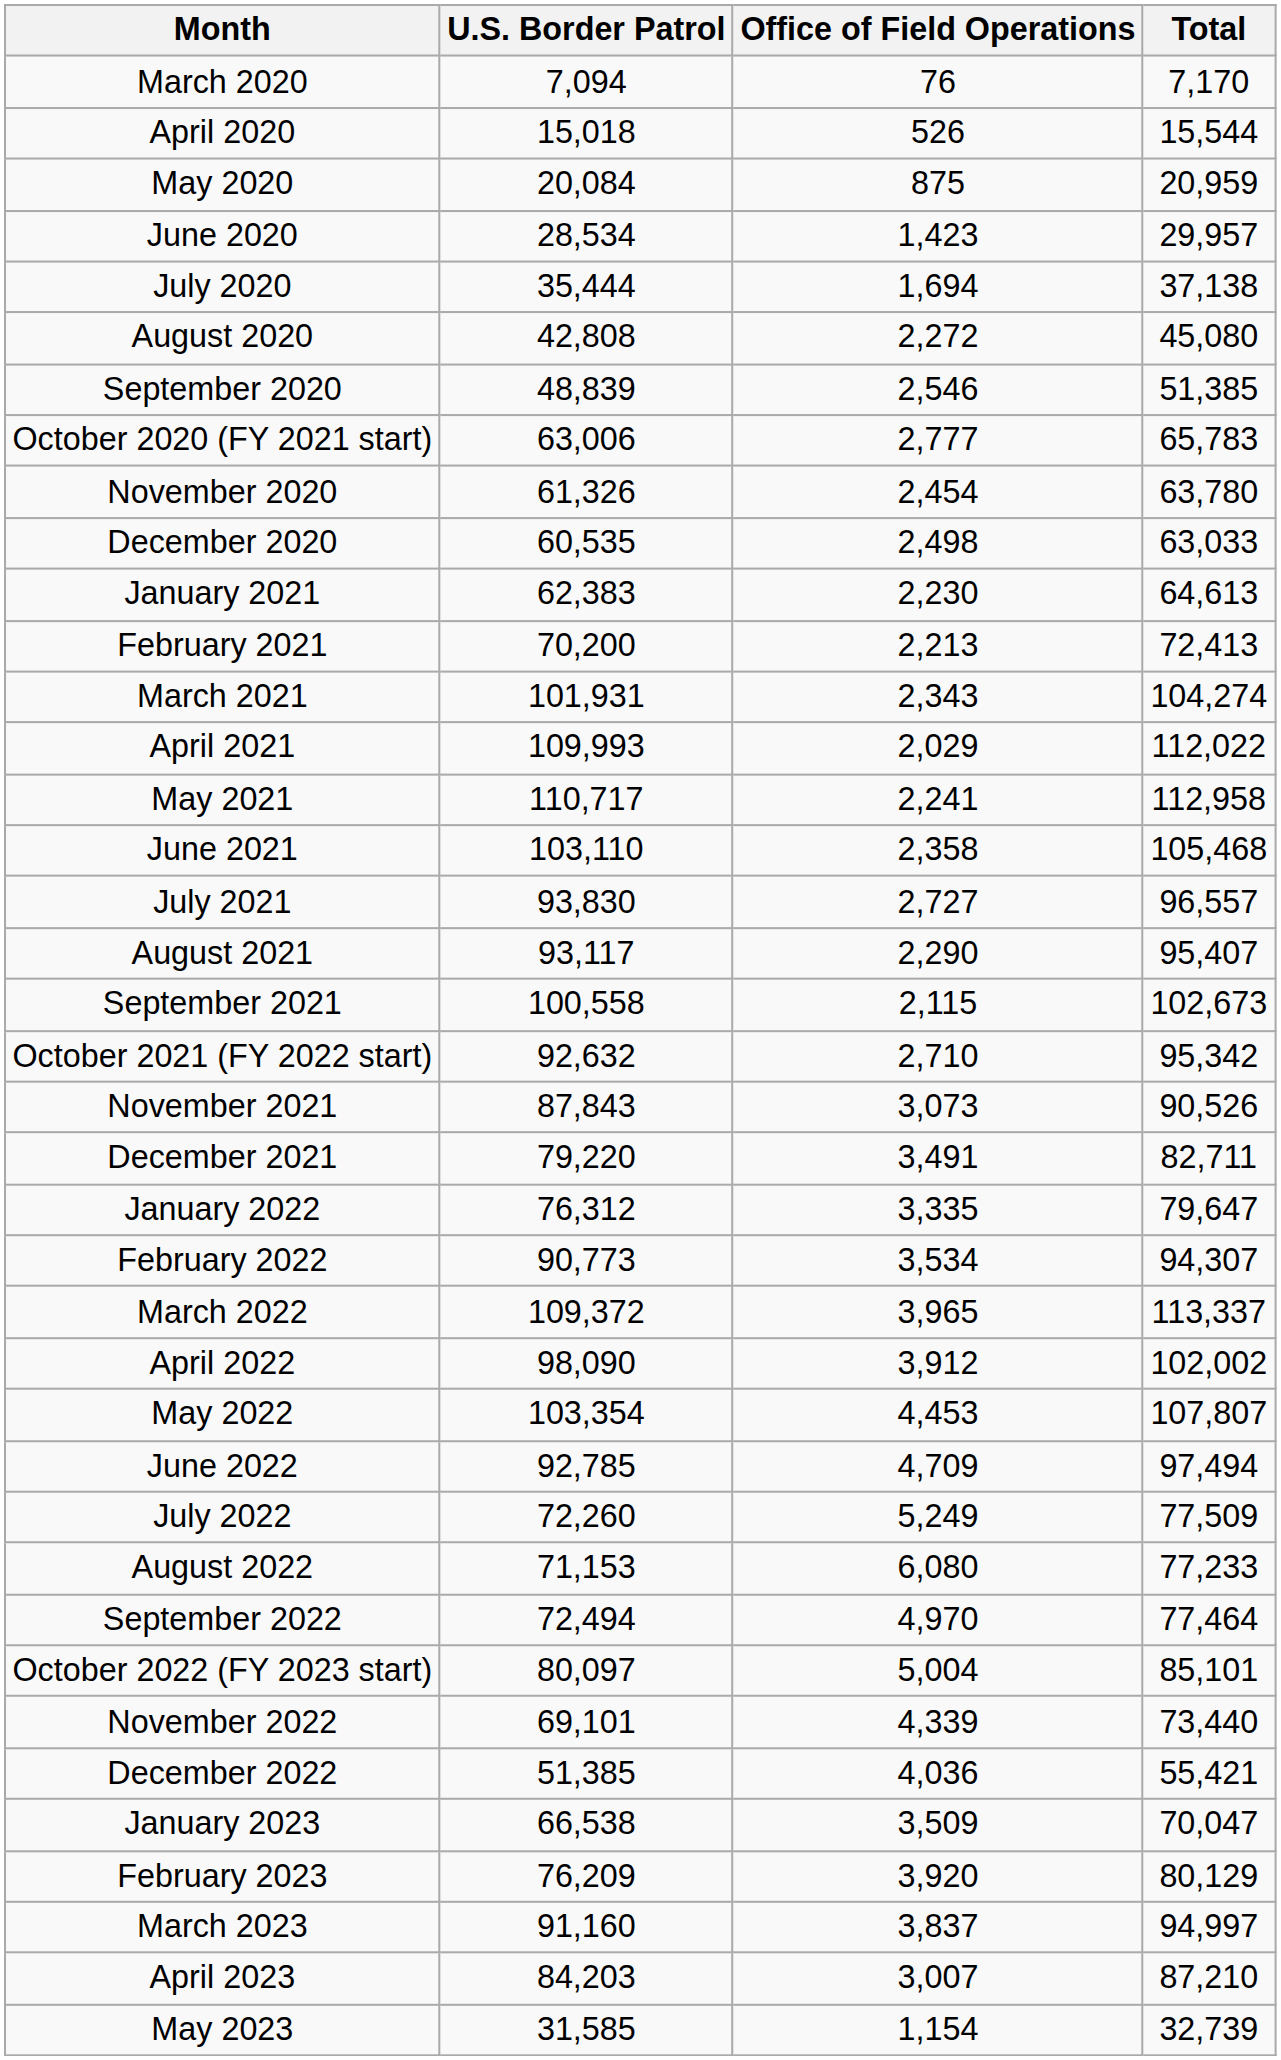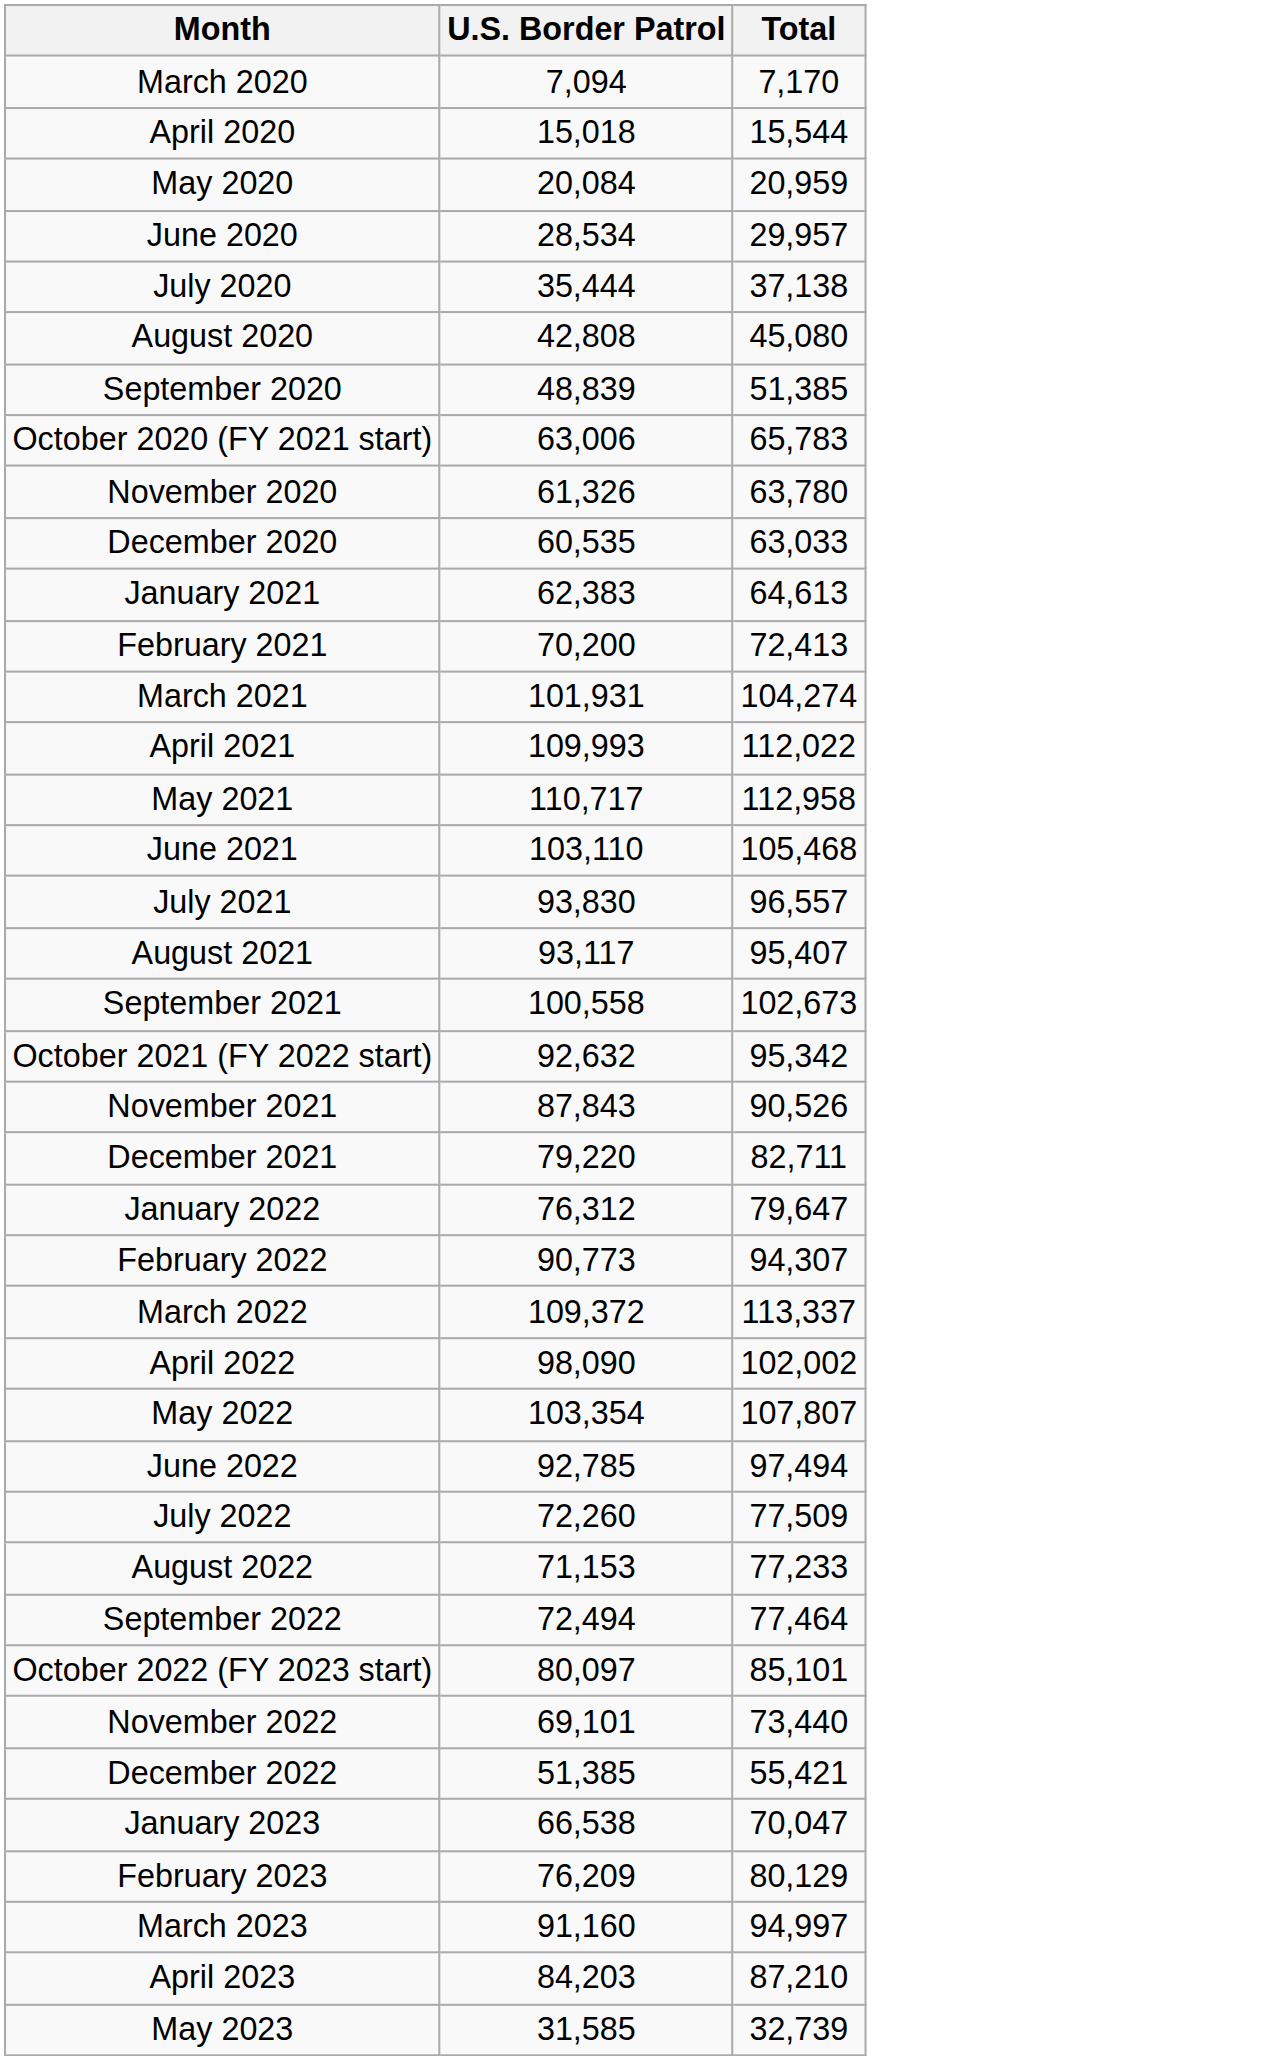- column: (938, 30)
